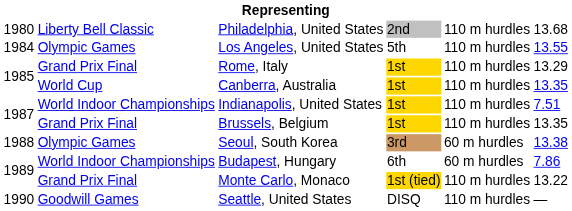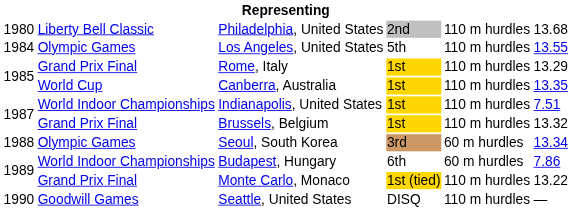(551, 123) 13.35 -> (551, 123) 13.32
(551, 142) 13.38 -> (551, 142) 13.34
